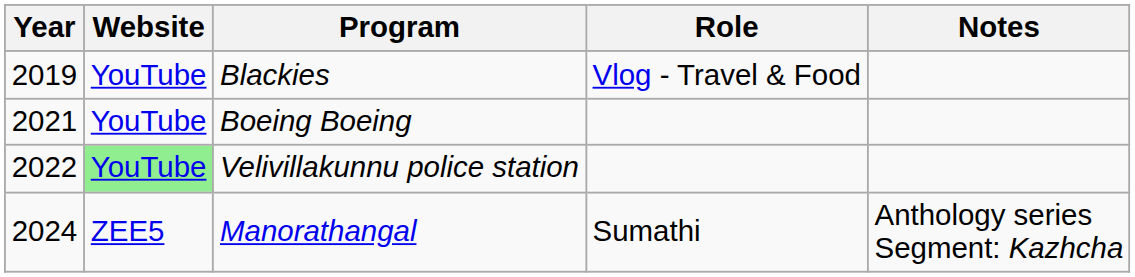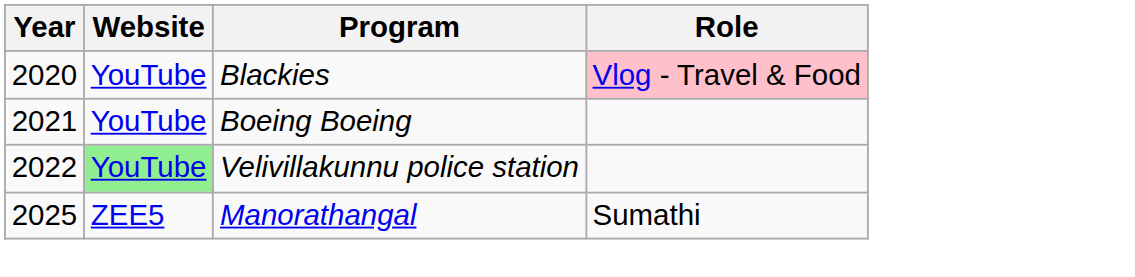- column: (999, 27)
(44, 74) 2019 -> (44, 74) 2020
(727, 74) no background -> (727, 74) pink background
(44, 231) 2024 -> (44, 214) 2025
